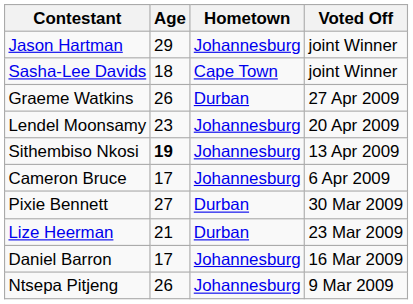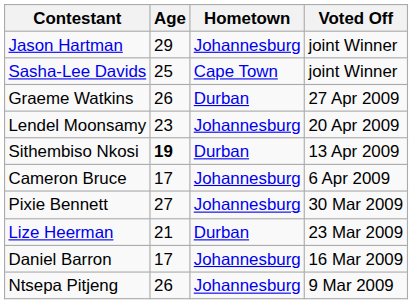(163, 72) 18 -> (163, 72) 25
(247, 152) Johannesburg -> (221, 152) Durban
(221, 205) Durban -> (247, 205) Johannesburg
